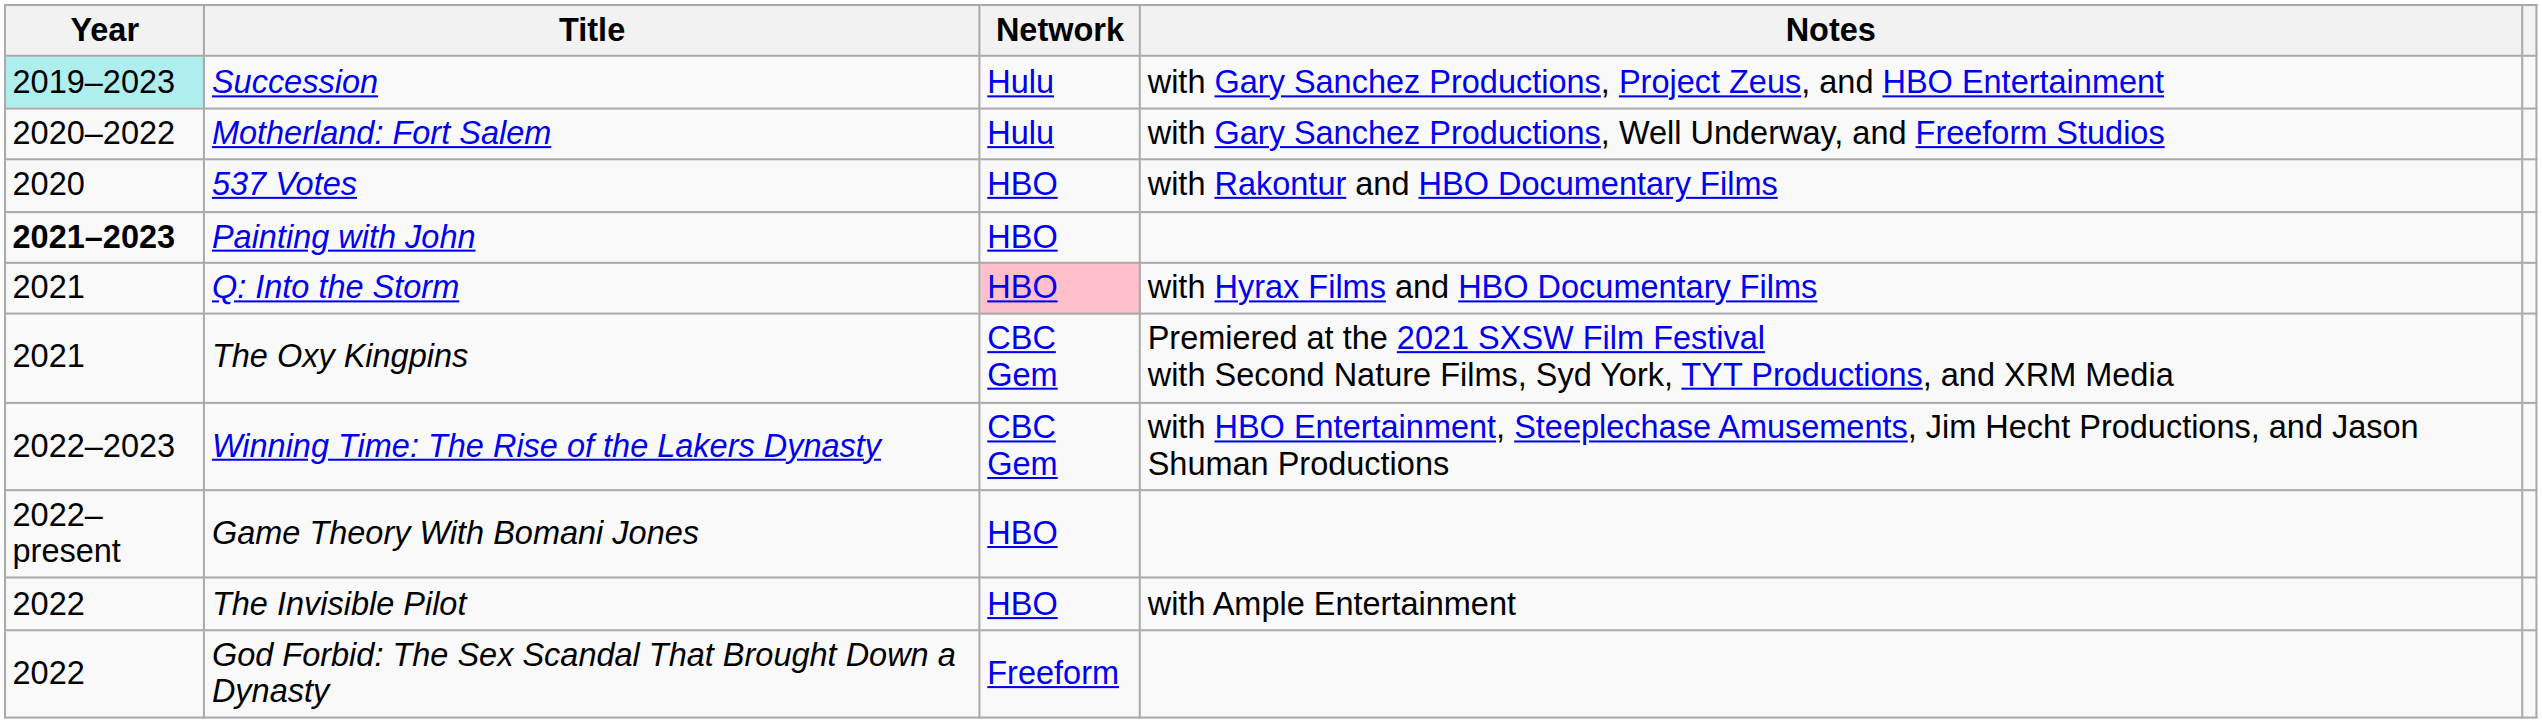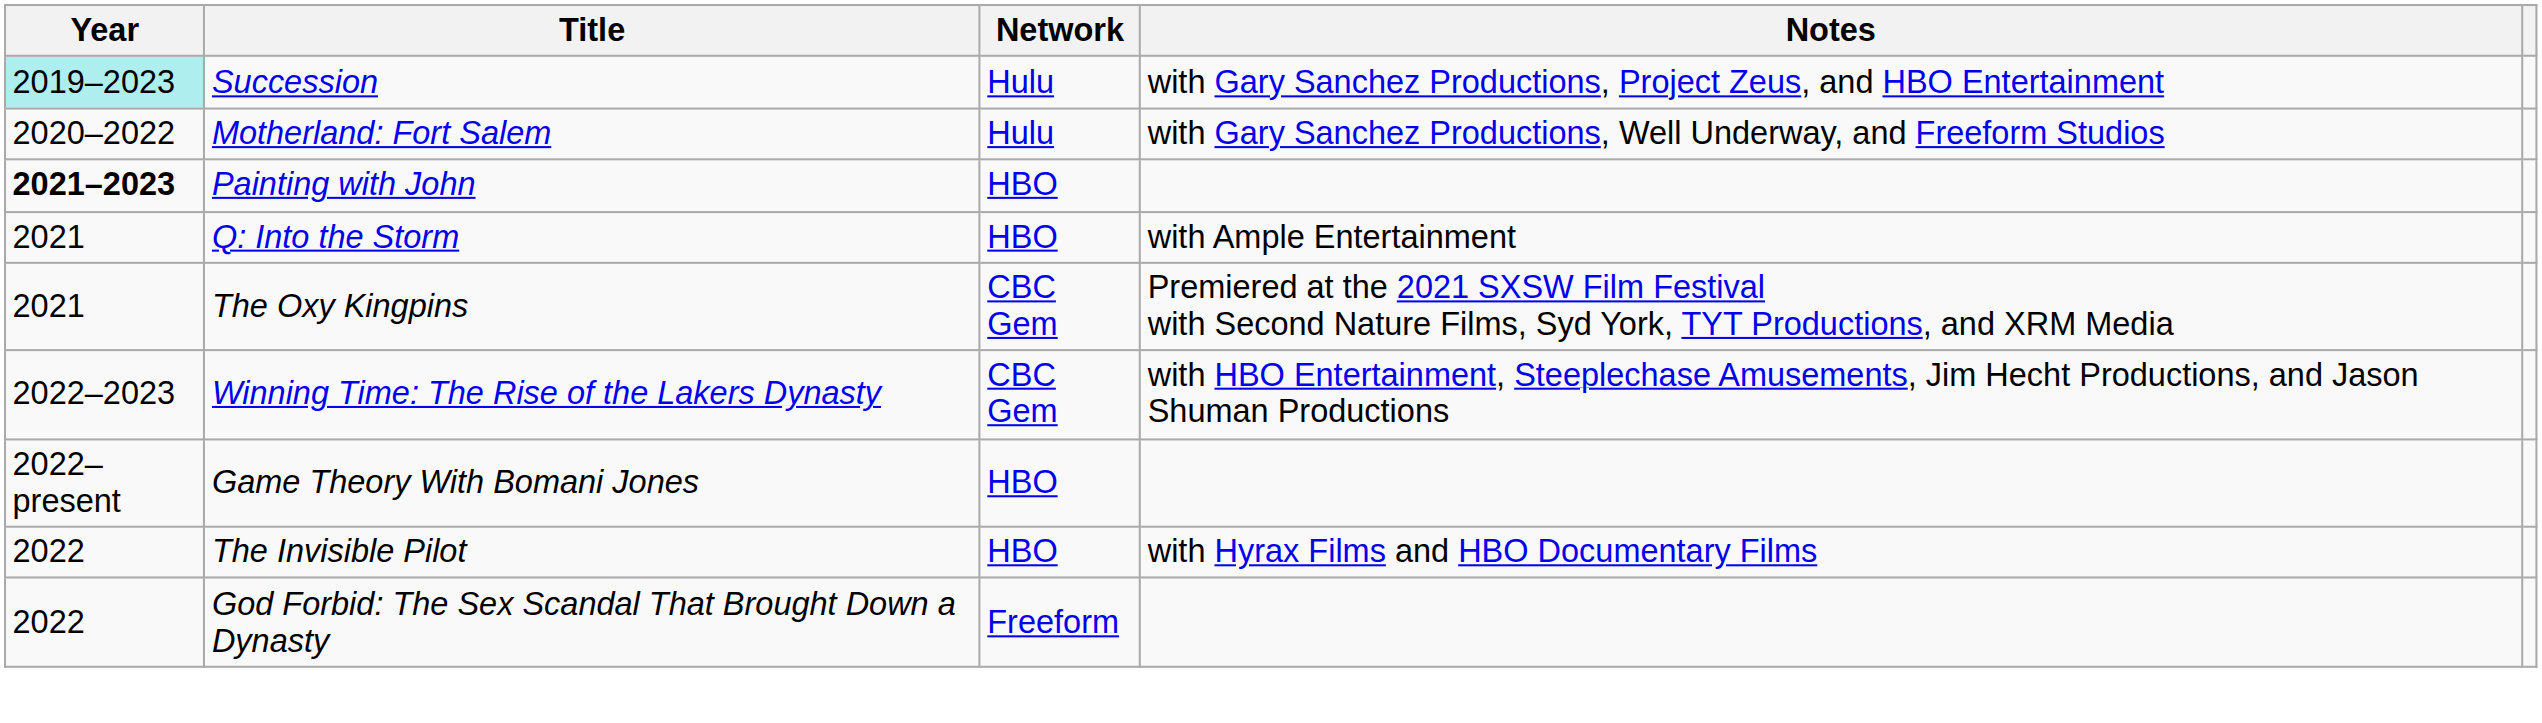- row: (284, 184)
(1022, 287) pink background -> (1022, 236) no background
(1482, 287) with Hyrax Films and HBO Documentary Films -> (1332, 236) with Ample Entertainment
(1332, 603) with Ample Entertainment -> (1482, 551) with Hyrax Films and HBO Documentary Films
